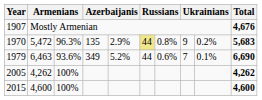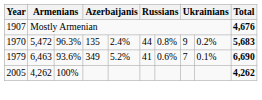(120, 42) 2.9% -> (120, 42) 2.4%
(147, 42) khaki background -> (147, 42) no background
(147, 57) 44 -> (147, 57) 41
- row: (16, 88)
